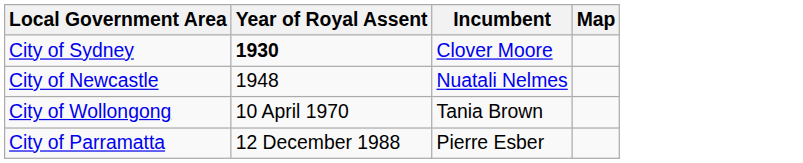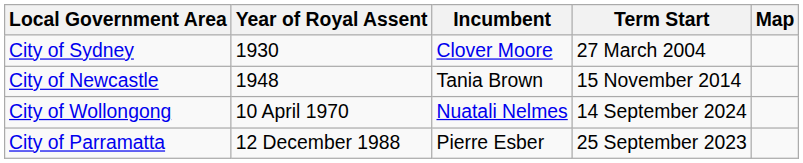+ column: (662, 19)
(257, 50) bold -> (257, 50) normal
(502, 81) Nuatali Nelmes -> (490, 81) Tania Brown
(490, 111) Tania Brown -> (502, 111) Nuatali Nelmes
